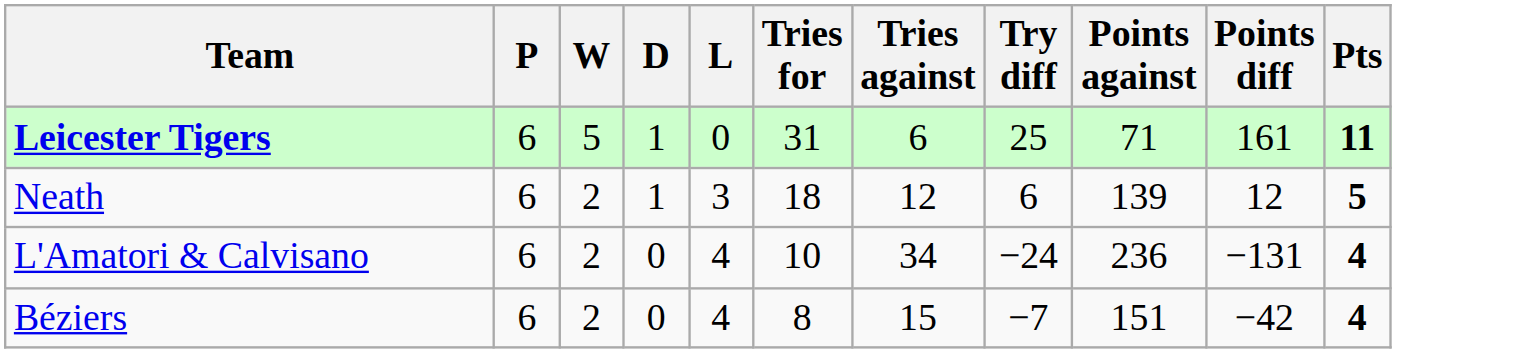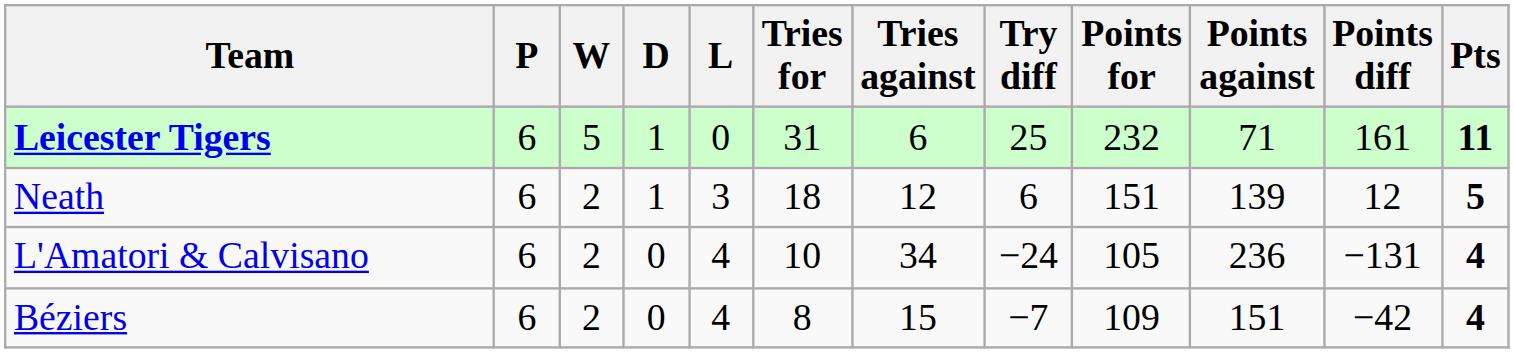+ column: (1132, 55)
